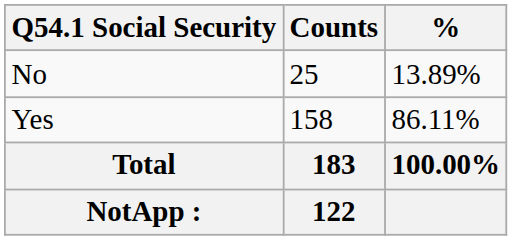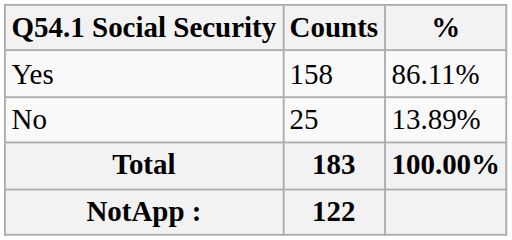rows swapped: (29, 73) <-> (33, 119)
